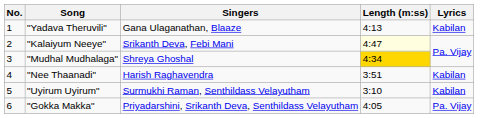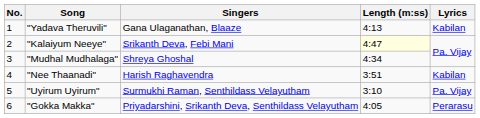(372, 59) gold background -> (372, 59) no background
(449, 91) Kabilan -> (452, 91) Pa. Vijay
(452, 106) Pa. Vijay -> (453, 106) Perarasu
